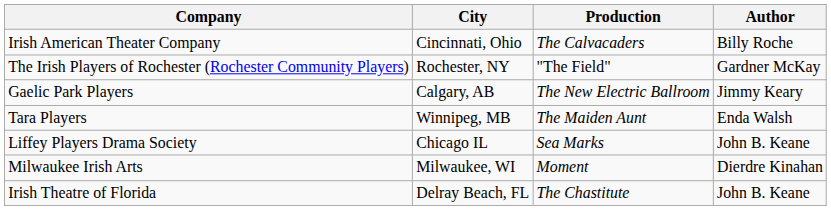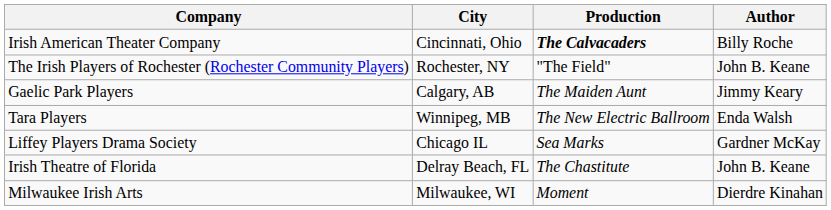(590, 42) normal -> (591, 42) bold
(769, 67) Gardner McKay -> (763, 67) John B. Keane
(623, 92) The New Electric Ballroom -> (591, 92) The Maiden Aunt
(591, 117) The Maiden Aunt -> (623, 117) The New Electric Ballroom
(763, 142) John B. Keane -> (769, 142) Gardner McKay
rows swapped: (82, 192) <-> (75, 167)
